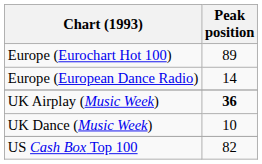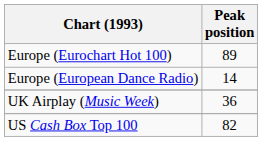(230, 101) bold -> (230, 101) normal
- row: (80, 124)
